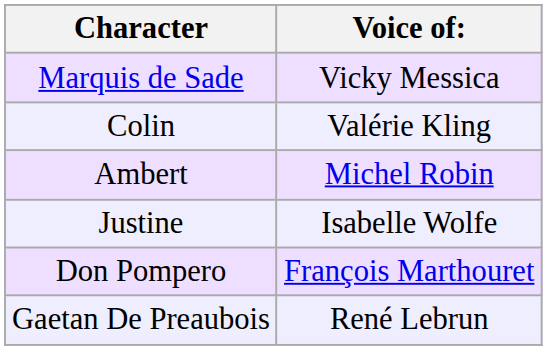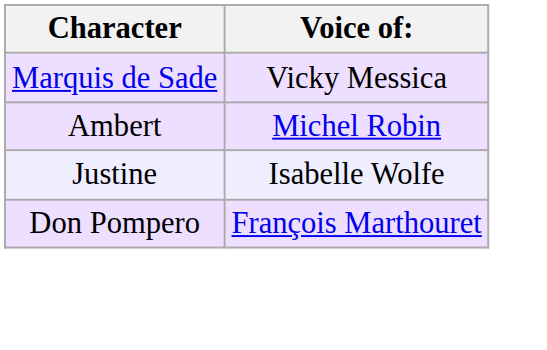- row: (141, 125)
- row: (141, 319)
